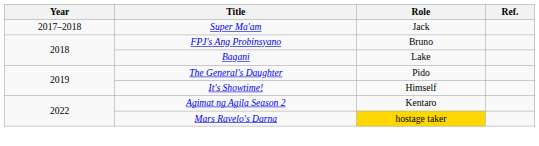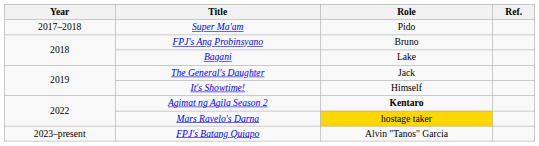(421, 27) Jack -> (407, 27) Pido
(421, 73) Pido -> (407, 73) Jack
(421, 103) normal -> (407, 103) bold
+ row: (218, 133)
